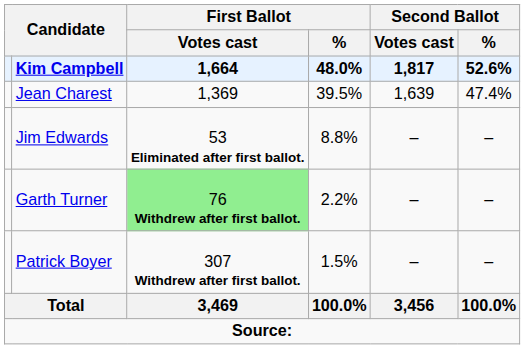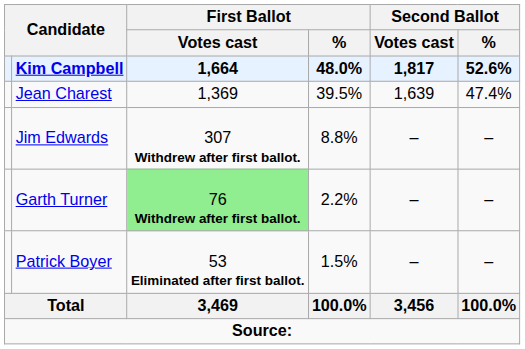(218, 147) 53 Eliminated after first ballot. -> (218, 147) 307 Withdrew after first ballot.
(218, 271) 307 Withdrew after first ballot. -> (218, 271) 53 Eliminated after first ballot.
